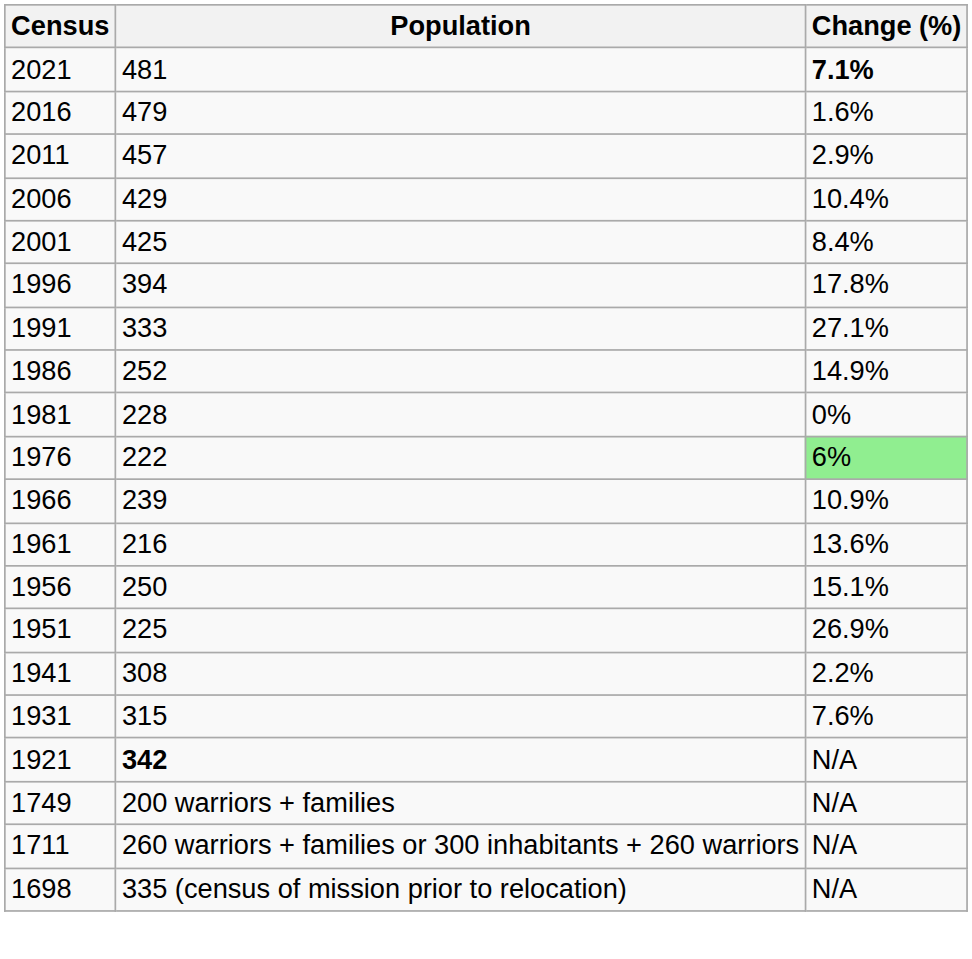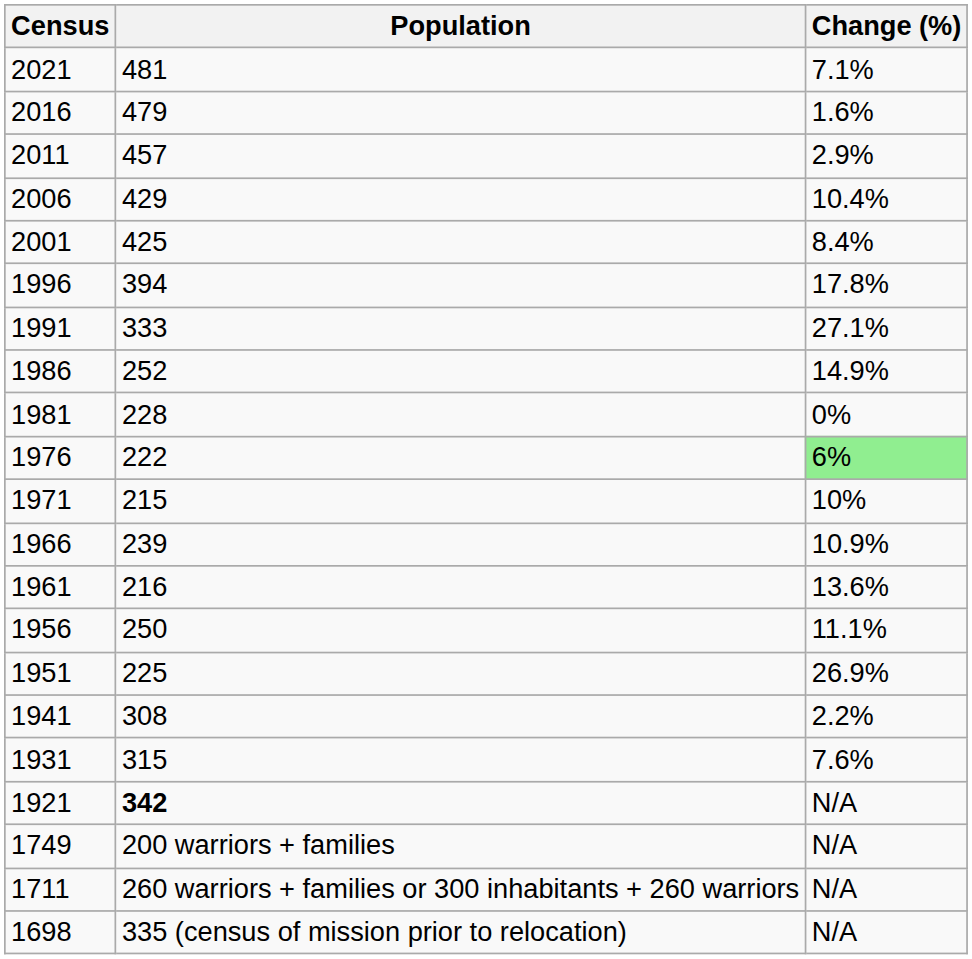(843, 69) bold -> (843, 69) normal
+ row: (41, 500)
(850, 586) 15.1% -> (849, 629) 11.1%
